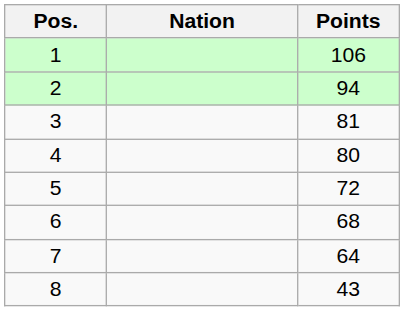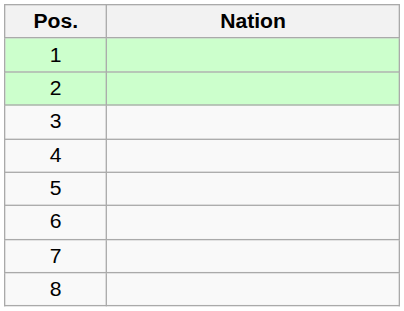- column: (348, 21)
